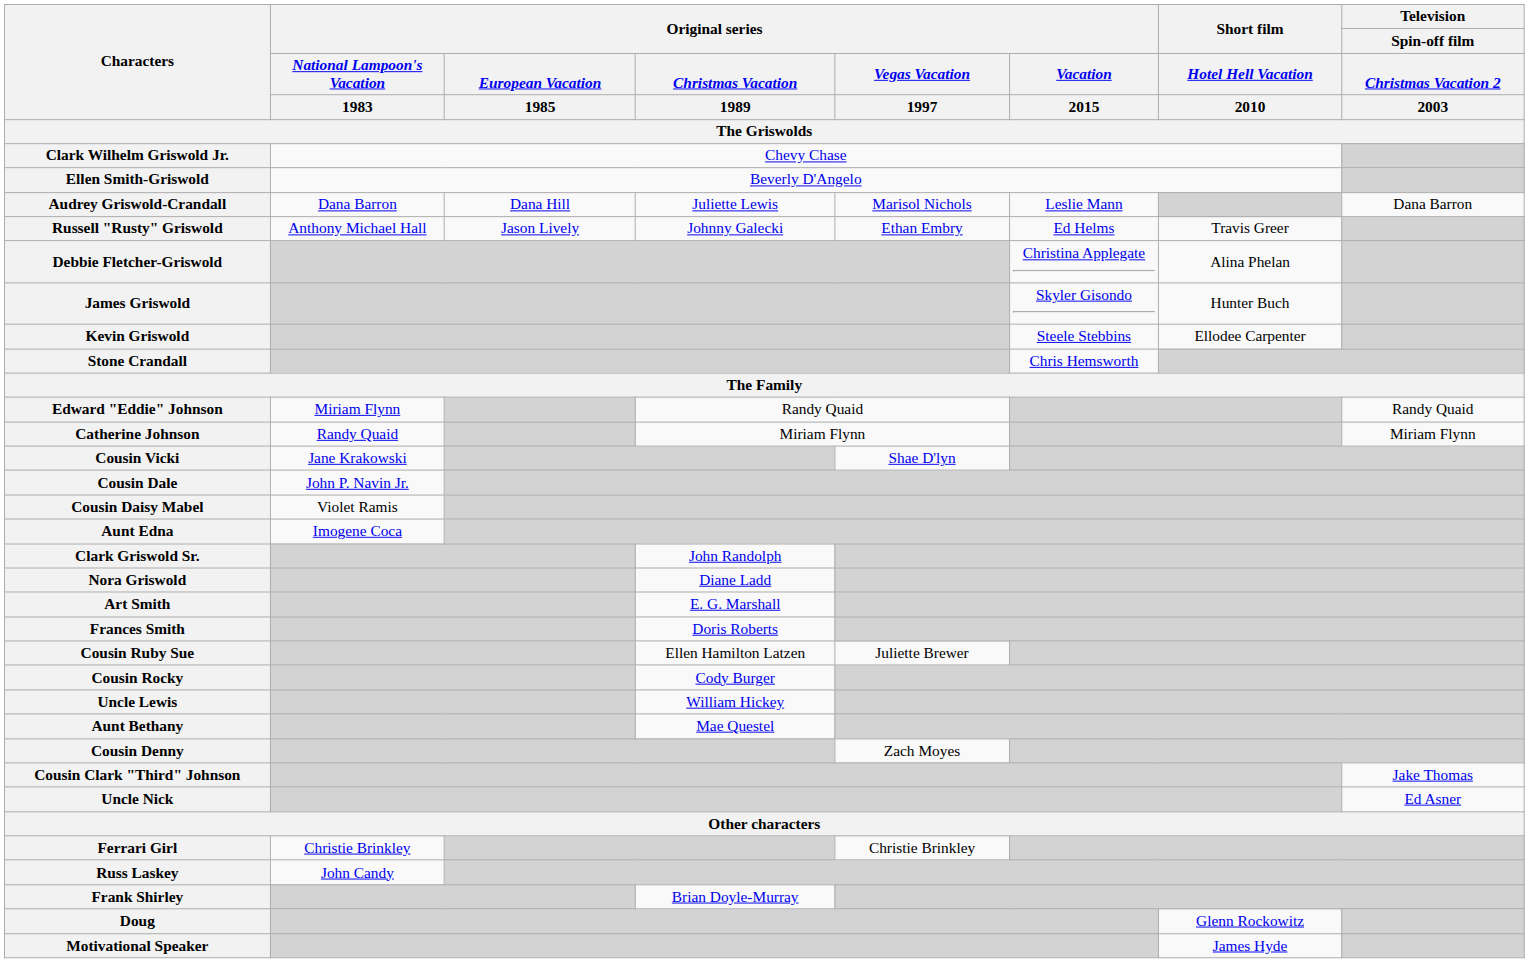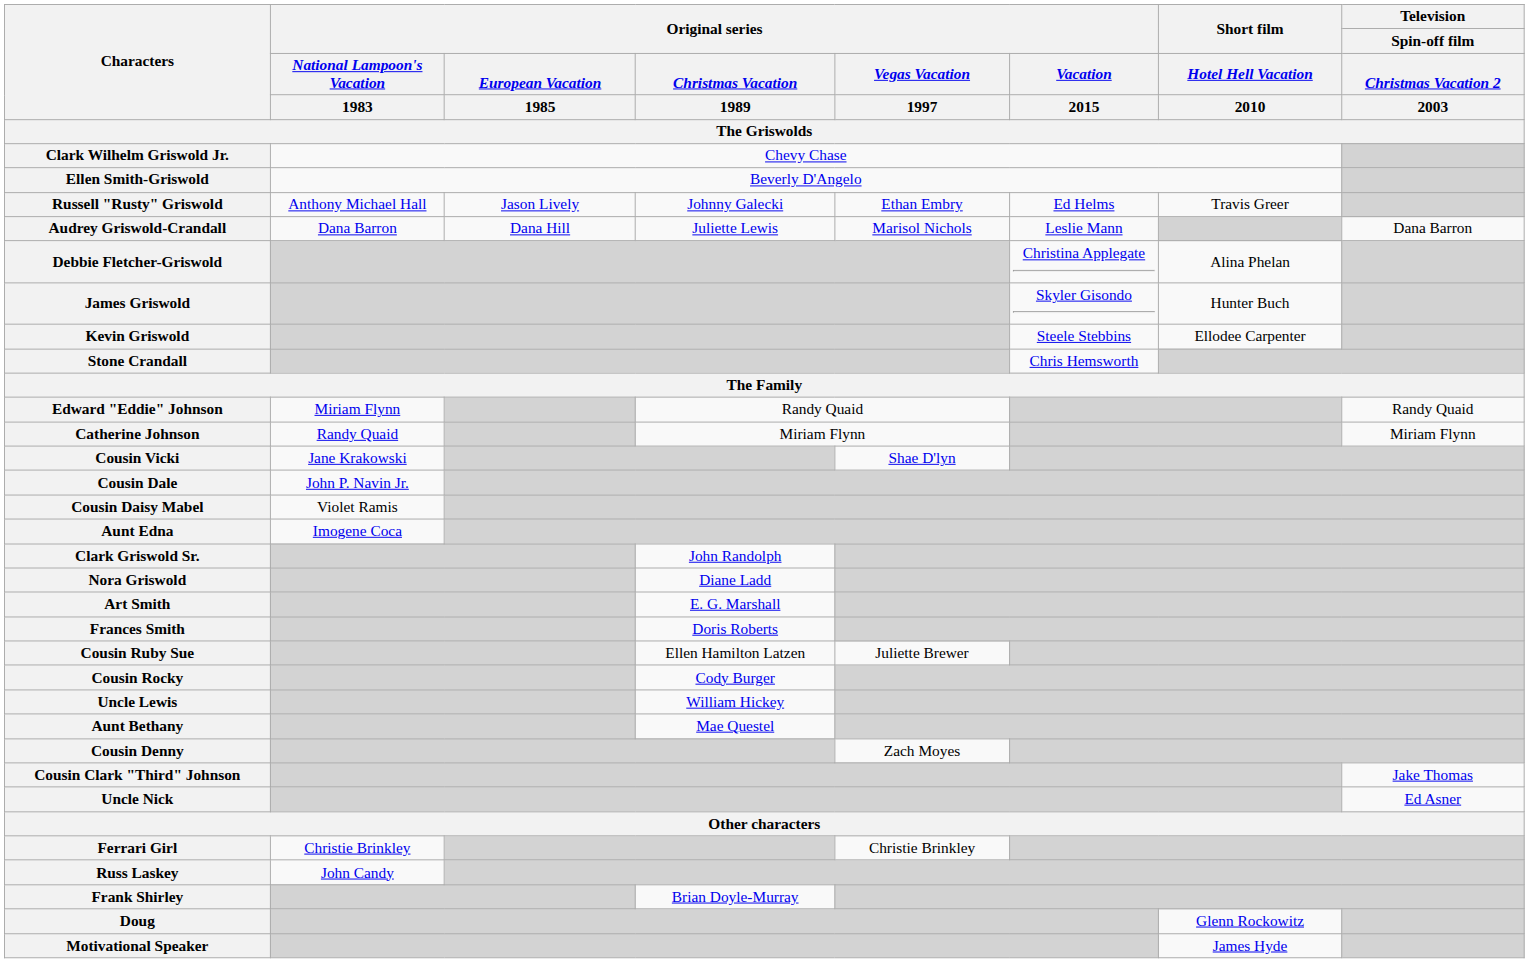rows swapped: (137, 228) <-> (137, 204)
